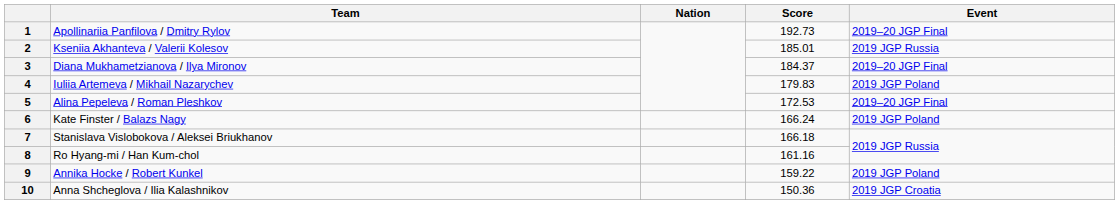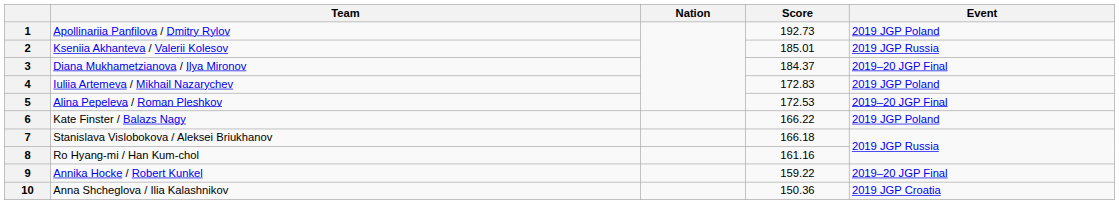(900, 31) 2019–20 JGP Final -> (896, 31) 2019 JGP Poland
(797, 84) 179.83 -> (797, 84) 172.83
(797, 119) 166.24 -> (797, 119) 166.22
(896, 173) 2019 JGP Poland -> (900, 173) 2019–20 JGP Final
